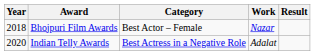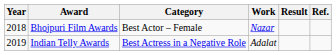+ column: (321, 12)
(16, 43) 2020 -> (16, 43) 2019
